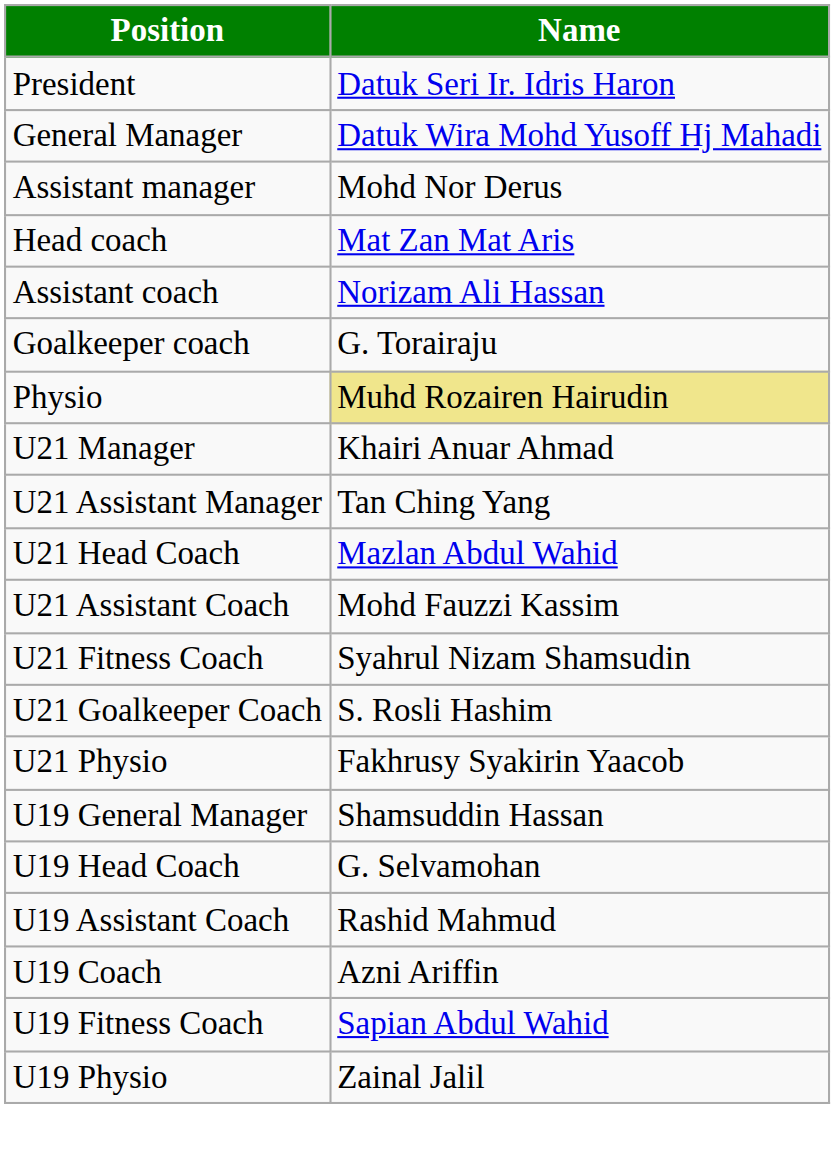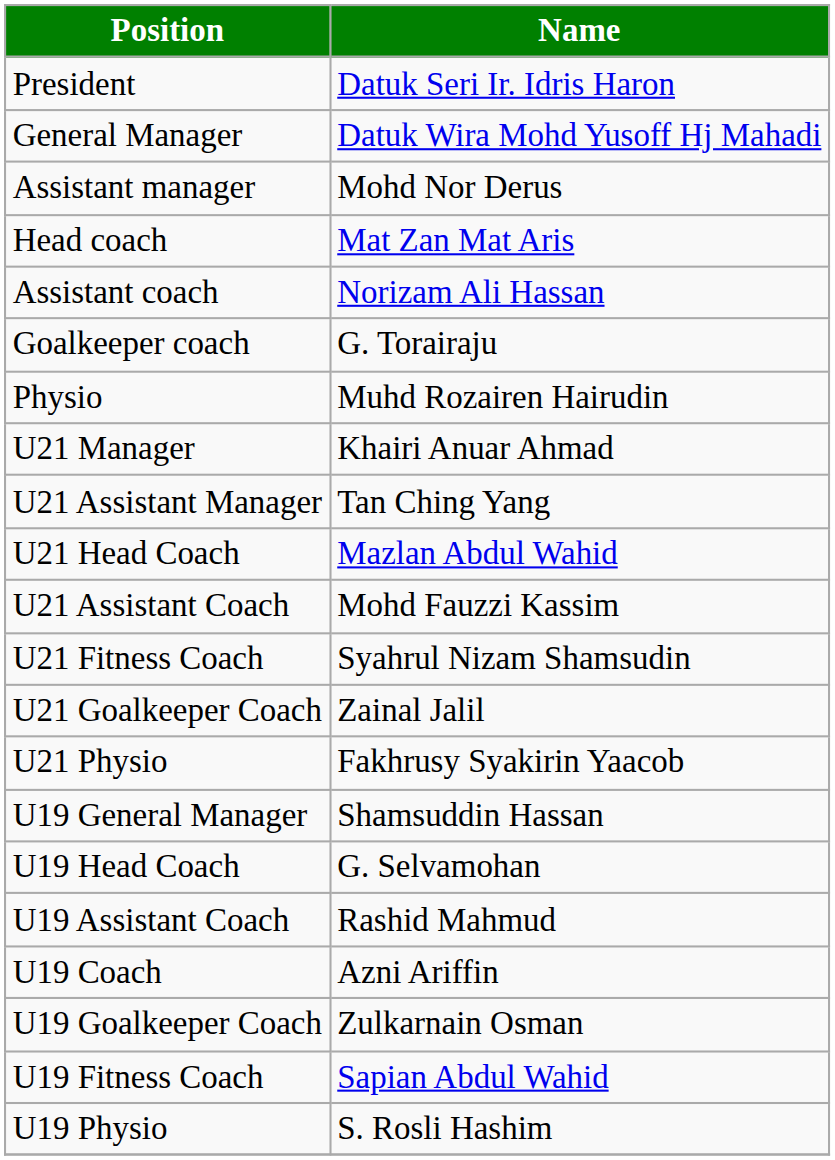(503, 396) khaki background -> (503, 396) no background
(445, 710) S. Rosli Hashim -> (411, 710) Zainal Jalil
+ row: (167, 1023)
(411, 1076) Zainal Jalil -> (445, 1128) S. Rosli Hashim
